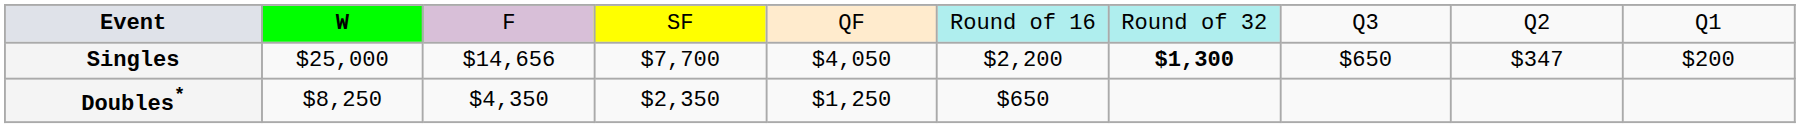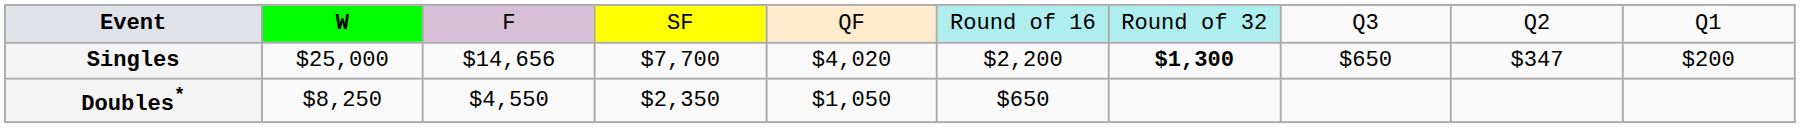(852, 60) $4,050 -> (852, 60) $4,020
(509, 100) $4,350 -> (509, 100) $4,550
(852, 100) $1,250 -> (852, 100) $1,050
